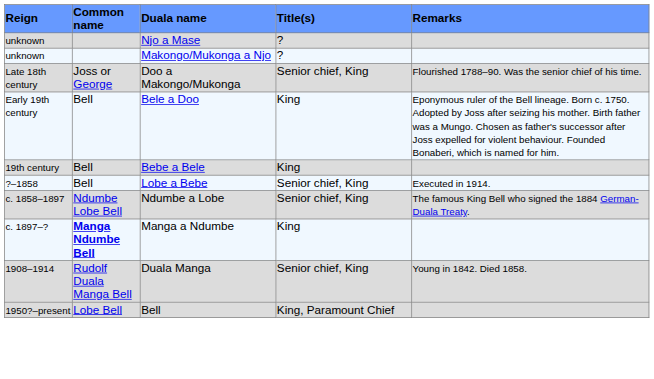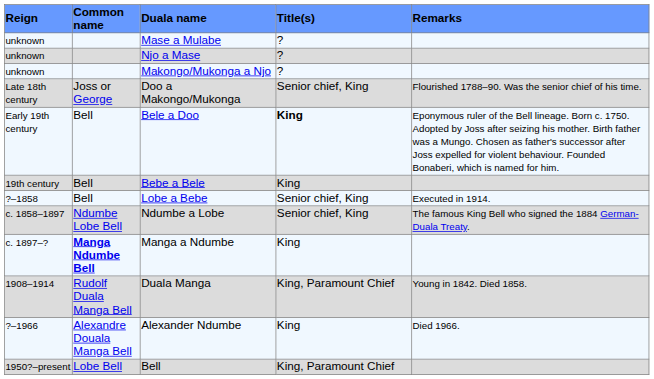+ row: (181, 40)
(289, 99) normal -> (290, 115) bold
(323, 268) Senior chief, King -> (336, 283) King, Paramount Chief
+ row: (191, 325)
